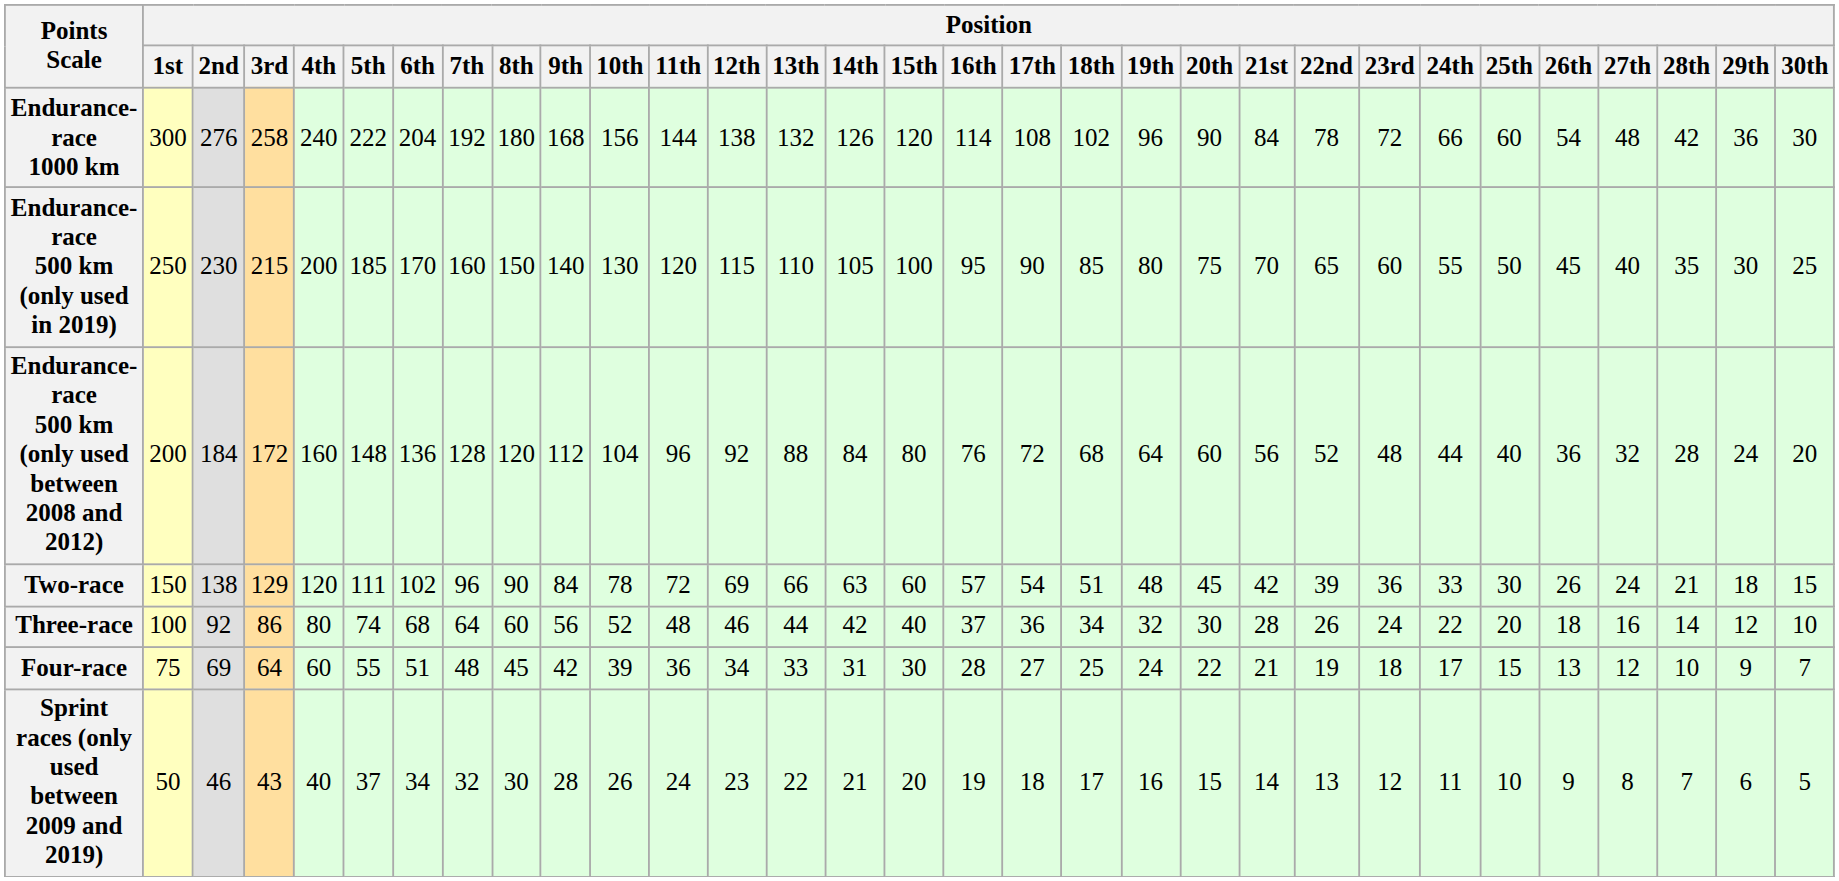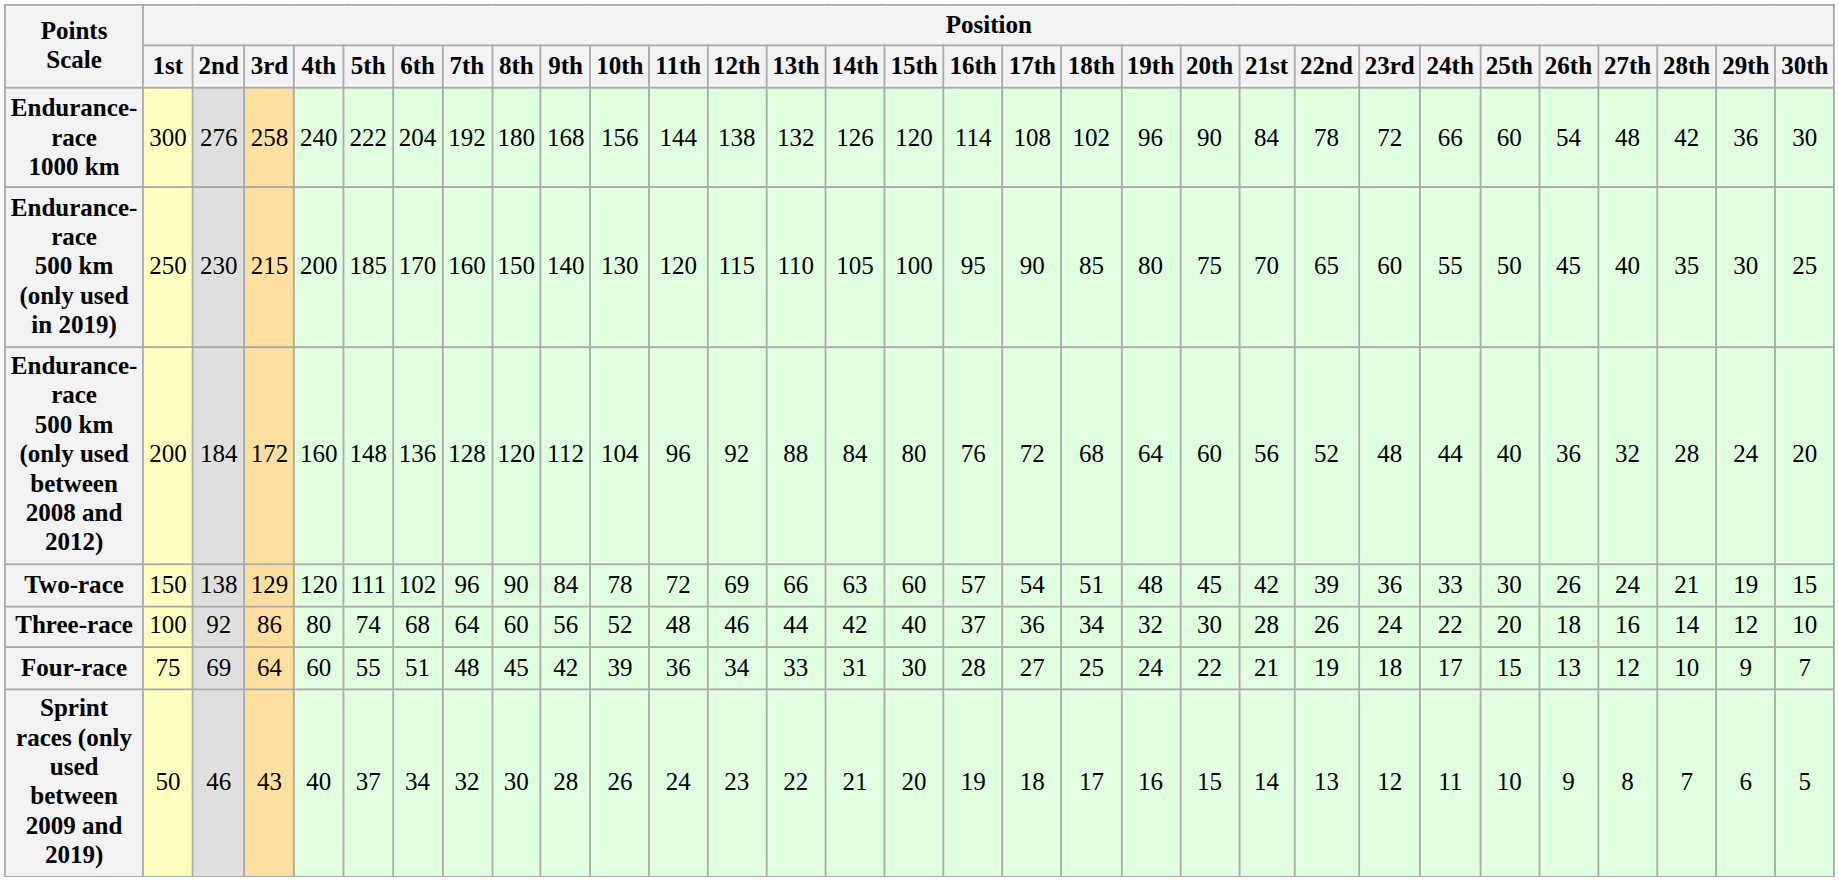(1746, 584) 18 -> (1746, 584) 19
